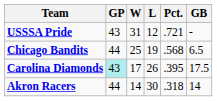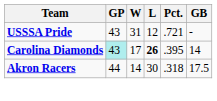- row: (48, 50)
(152, 68) normal -> (152, 50) bold
(199, 68) 17.5 -> (195, 50) 14
(195, 86) 14 -> (199, 68) 17.5
